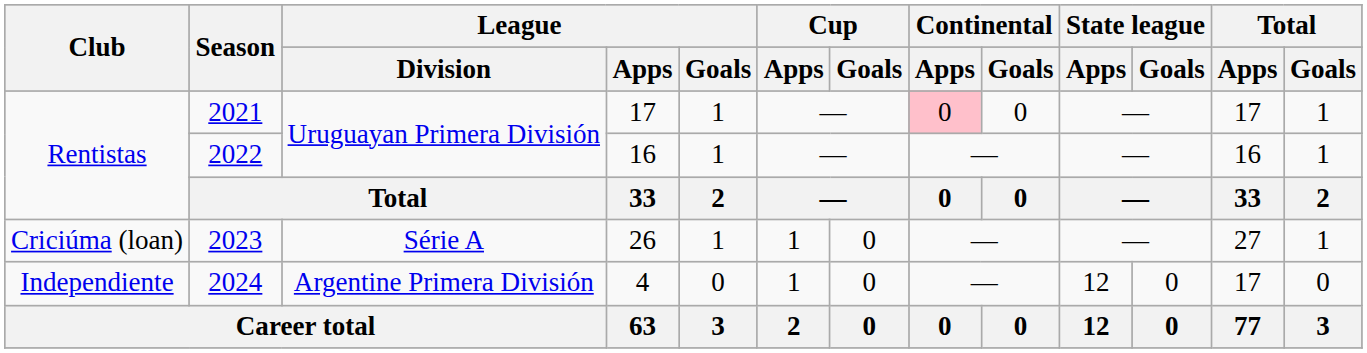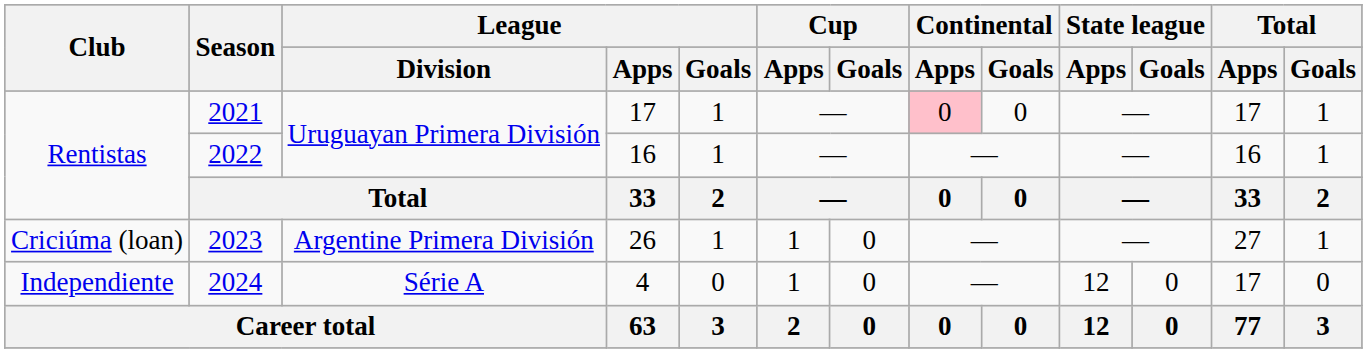(444, 240) Série A -> (444, 240) Argentine Primera División
(444, 283) Argentine Primera División -> (444, 283) Série A
